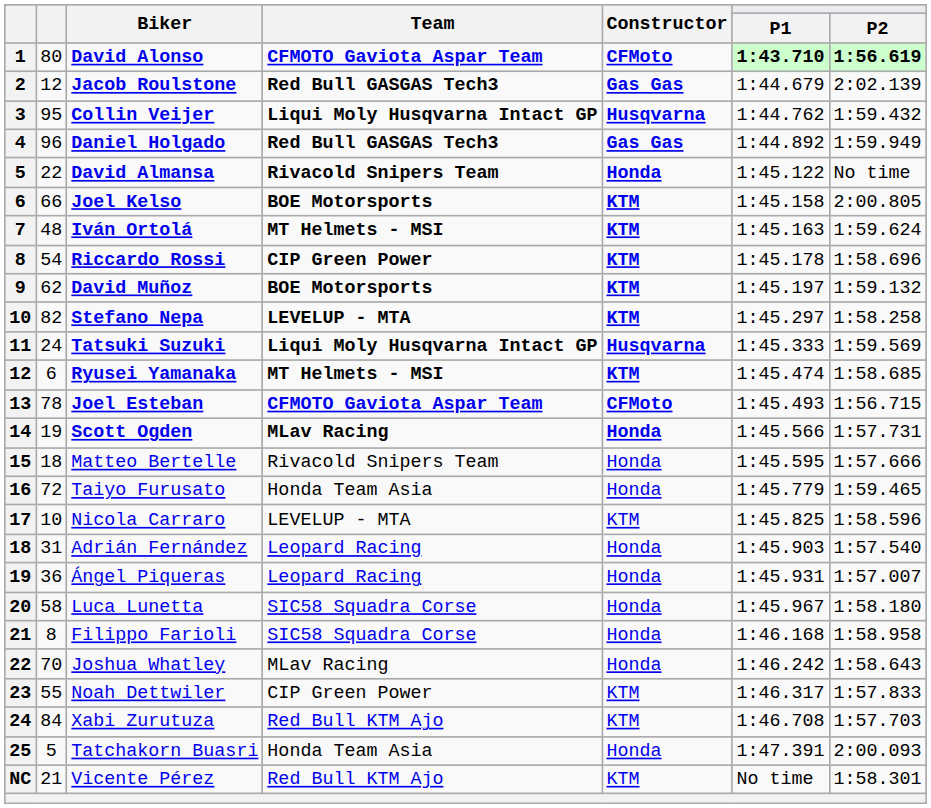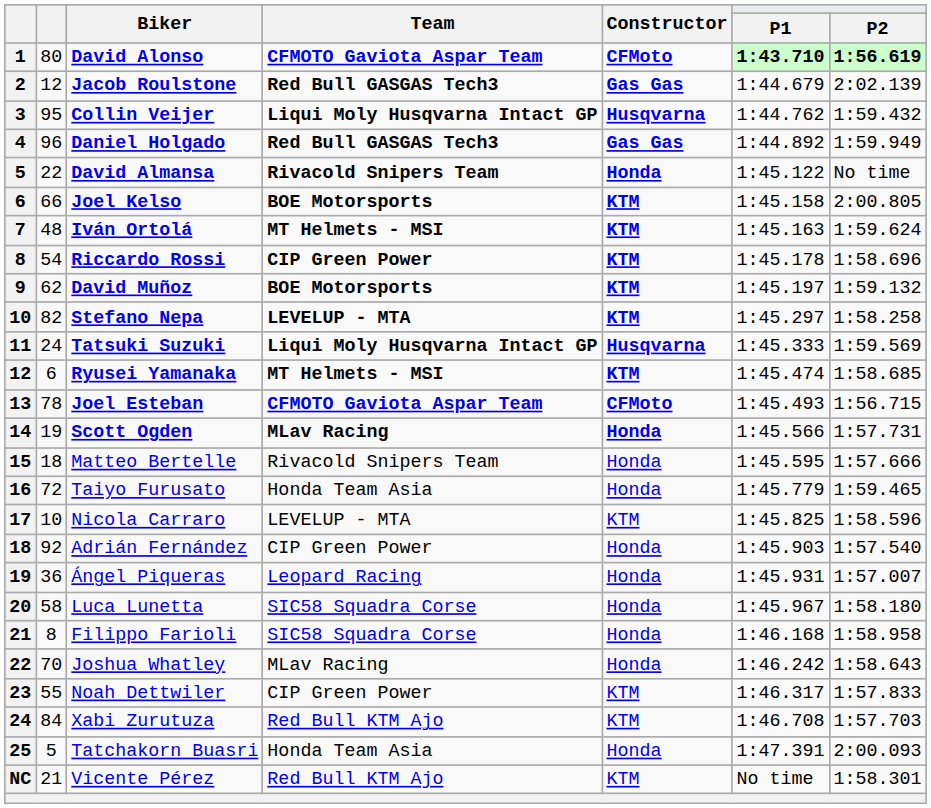(51, 548) 31 -> (51, 548) 92
(344, 548) Leopard Racing -> (350, 548) CIP Green Power
